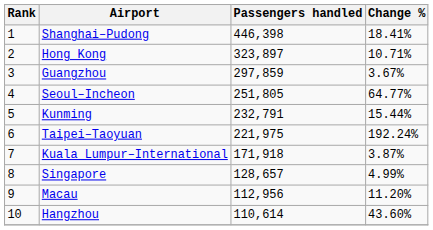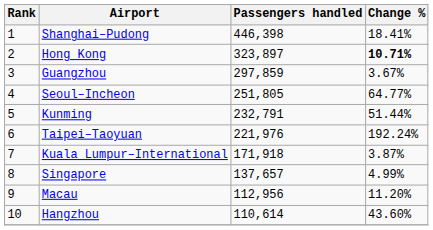(390, 54) normal -> (390, 54) bold
(390, 114) 15.44% -> (390, 114) 51.44%
(259, 135) 221,975 -> (259, 135) 221,976
(259, 175) 128,657 -> (259, 175) 137,657
